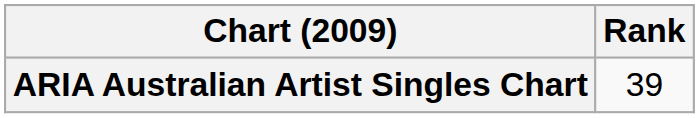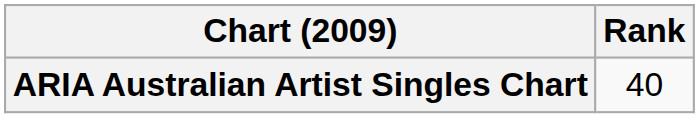(644, 84) 39 -> (644, 84) 40
